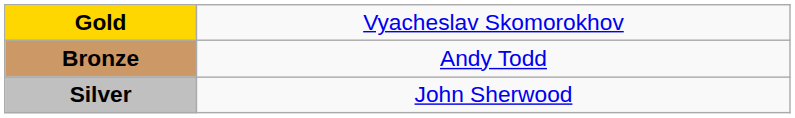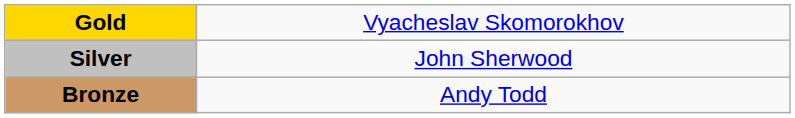rows swapped: (101, 94) <-> (101, 58)
